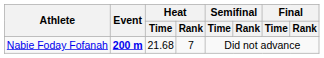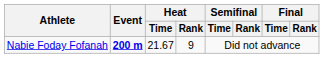(161, 45) 21.68 -> (161, 45) 21.67
(191, 45) 7 -> (191, 45) 9
